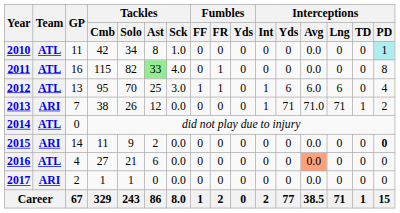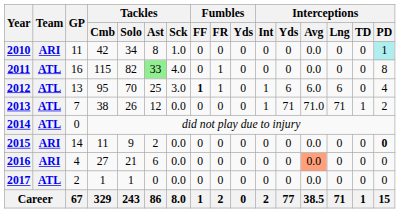(50, 50) ATL -> (50, 50) ARI
(200, 87) normal -> (200, 87) bold
(50, 106) ARI -> (50, 106) ATL
(50, 161) ATL -> (50, 161) ARI
(50, 180) ARI -> (50, 180) ATL
